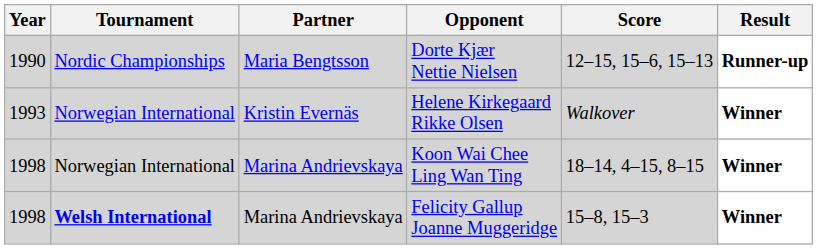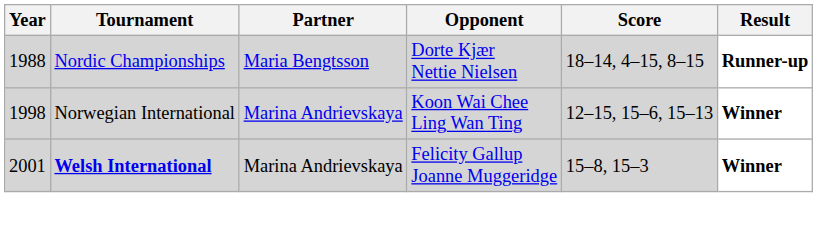(27, 61) 1990 -> (27, 61) 1988
(639, 61) 12–15, 15–6, 15–13 -> (635, 61) 18–14, 4–15, 8–15
- row: (481, 113)
(635, 165) 18–14, 4–15, 8–15 -> (639, 113) 12–15, 15–6, 15–13
(27, 217) 1998 -> (27, 165) 2001
